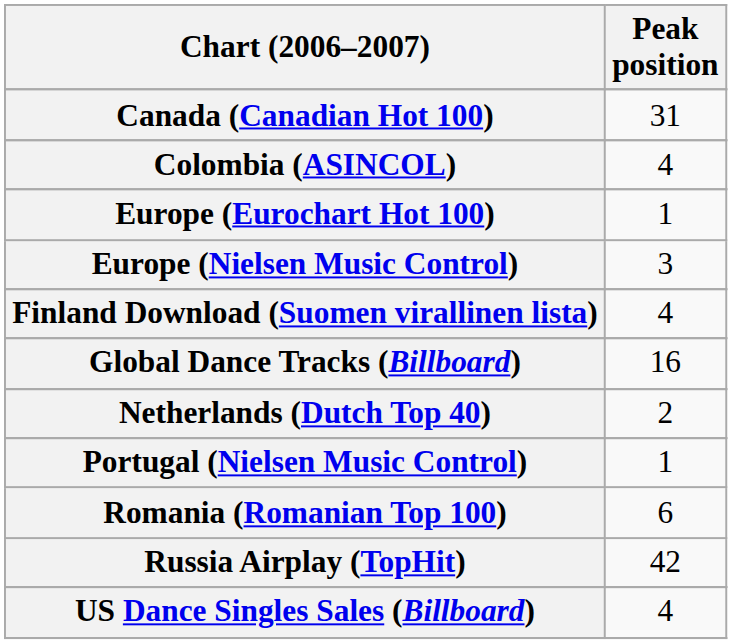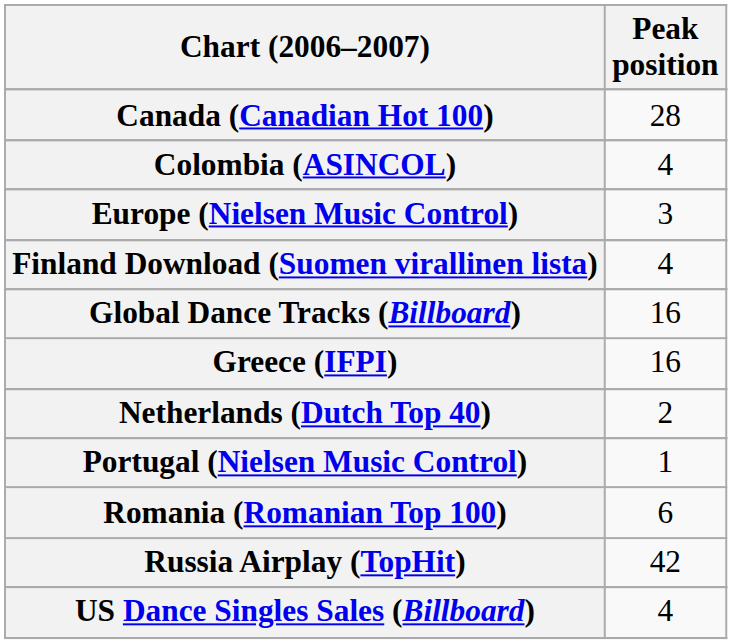(665, 114) 31 -> (665, 114) 28
- row: (305, 213)
+ row: (305, 363)
